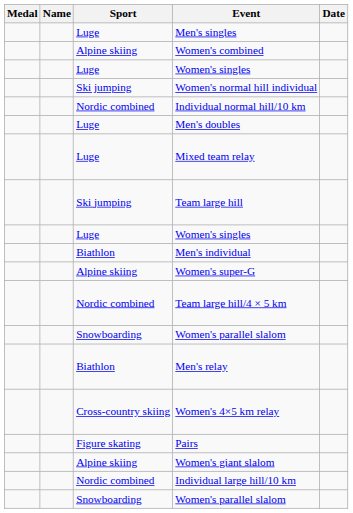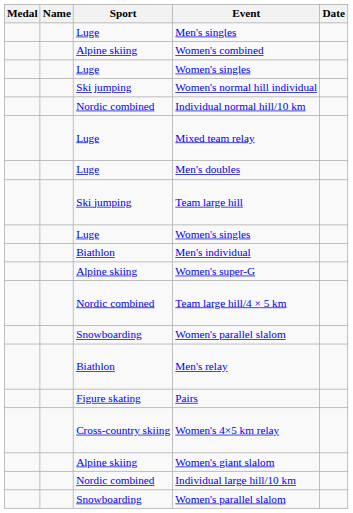rows swapped: (88, 125) <-> (88, 157)
rows swapped: (108, 443) <-> (123, 412)
